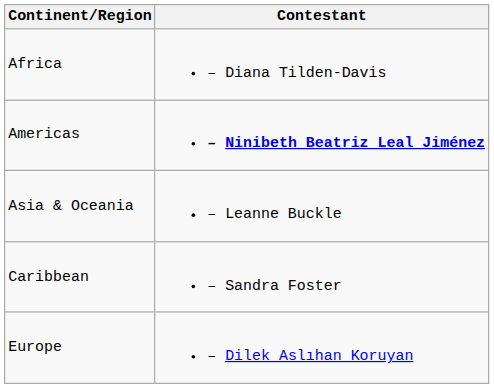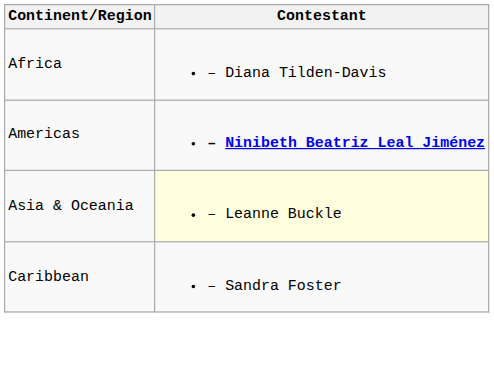(322, 215) no background -> (322, 215) lightyellow background
- row: (35, 348)
